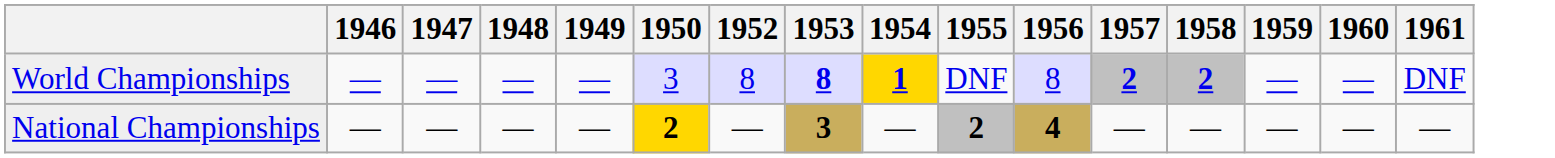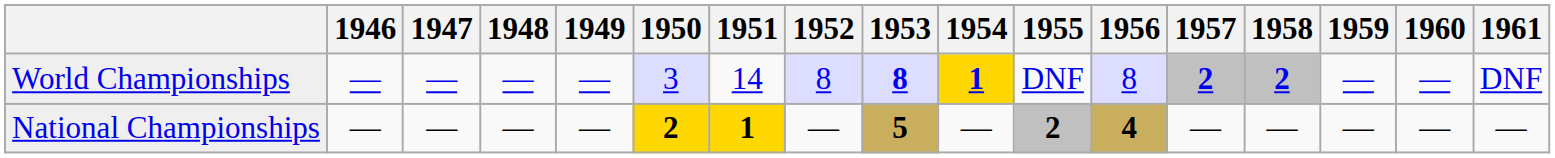+ column: (747, 29)
(824, 127) 3 -> (900, 127) 5
